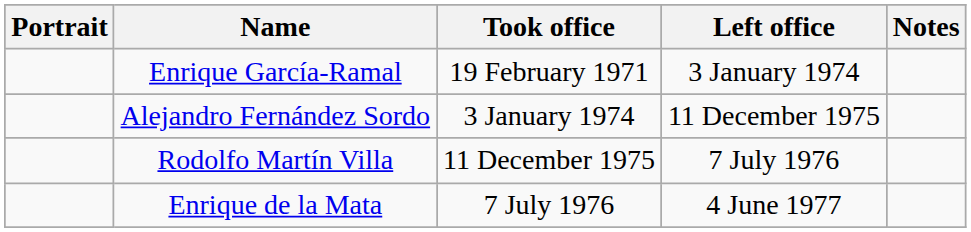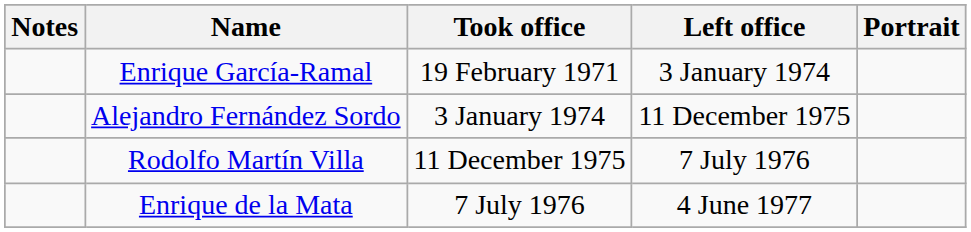columns swapped: (60, 26) <-> (926, 26)
